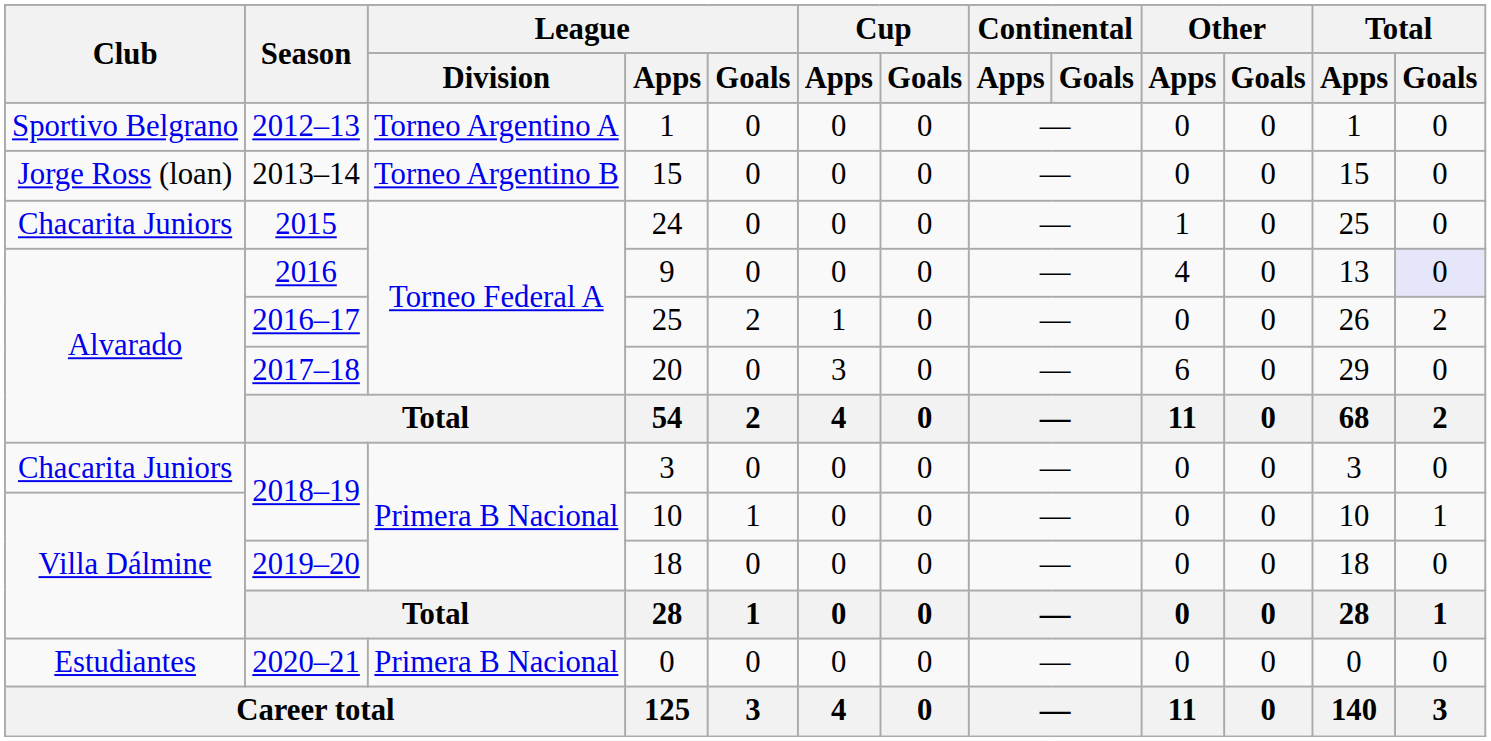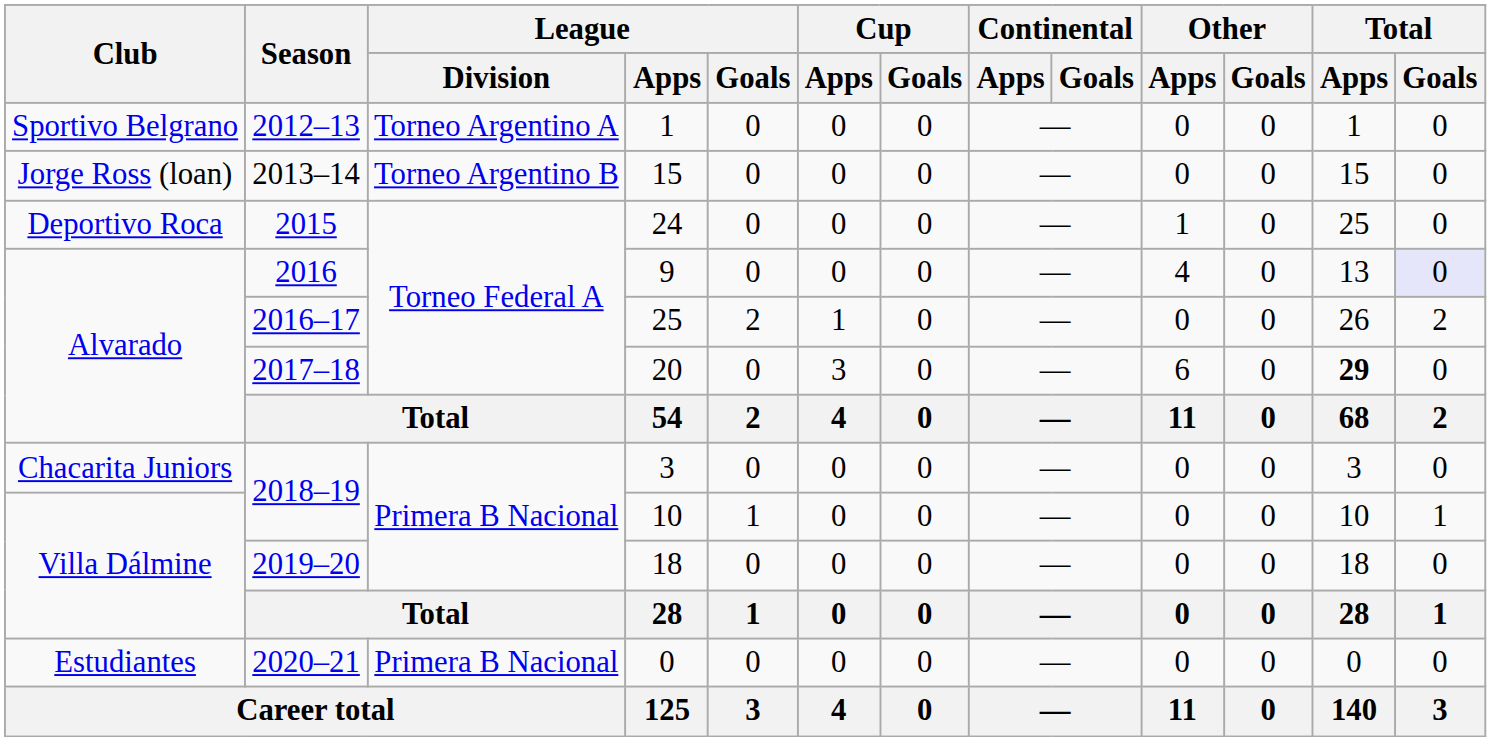(125, 223) Chacarita Juniors -> (125, 223) Deportivo Roca
(1354, 369) normal -> (1354, 369) bold
